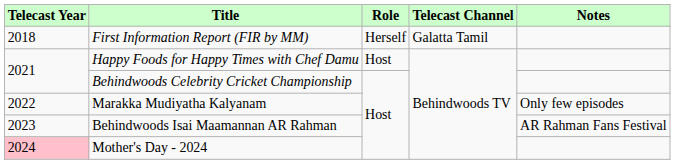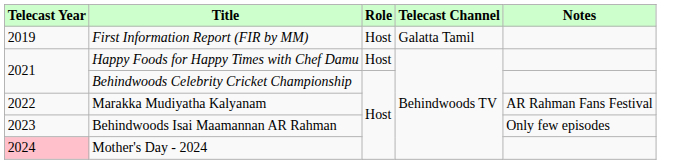(22, 37) 2018 -> (22, 37) 2019
(386, 37) Herself -> (378, 37) Host
(572, 103) Only few episodes -> (579, 103) AR Rahman Fans Festival
(593, 125) AR Rahman Fans Festival -> (558, 125) Only few episodes
